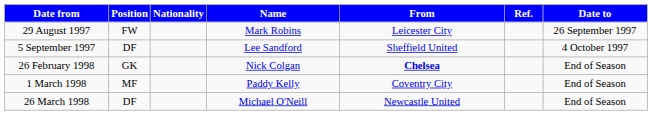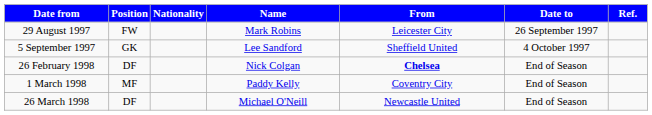columns swapped: (595, 13) <-> (524, 13)
(129, 48) DF -> (130, 48) GK
(130, 66) GK -> (129, 66) DF
